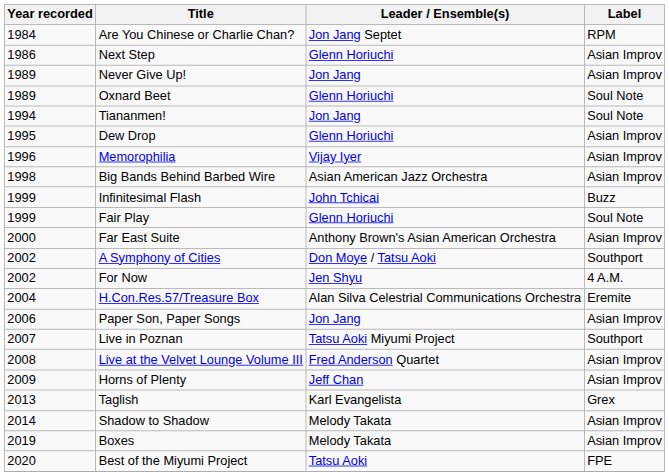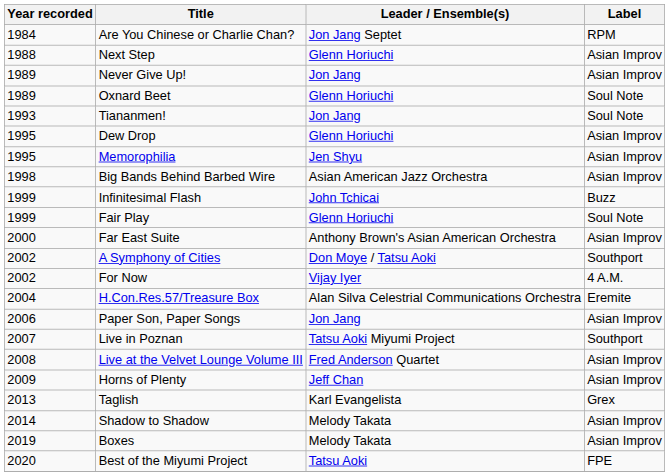(22, 55) 1986 -> (22, 55) 1988
(22, 116) 1994 -> (22, 116) 1993
(22, 156) 1996 -> (22, 156) 1995
(335, 156) Vijay Iyer -> (335, 156) Jen Shyu
(335, 278) Jen Shyu -> (335, 278) Vijay Iyer
